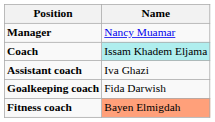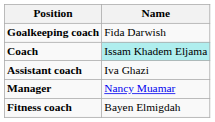rows swapped: (29, 33) <-> (53, 89)
(142, 108) lightsalmon background -> (142, 108) no background
